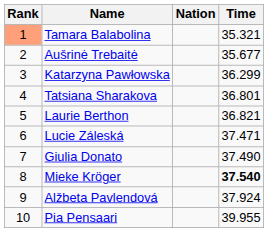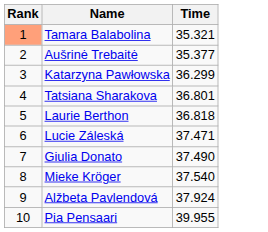- column: (196, 14)
(241, 55) 35.677 -> (195, 55) 35.377
(241, 116) 36.821 -> (195, 116) 36.818
(241, 177) bold -> (195, 177) normal
